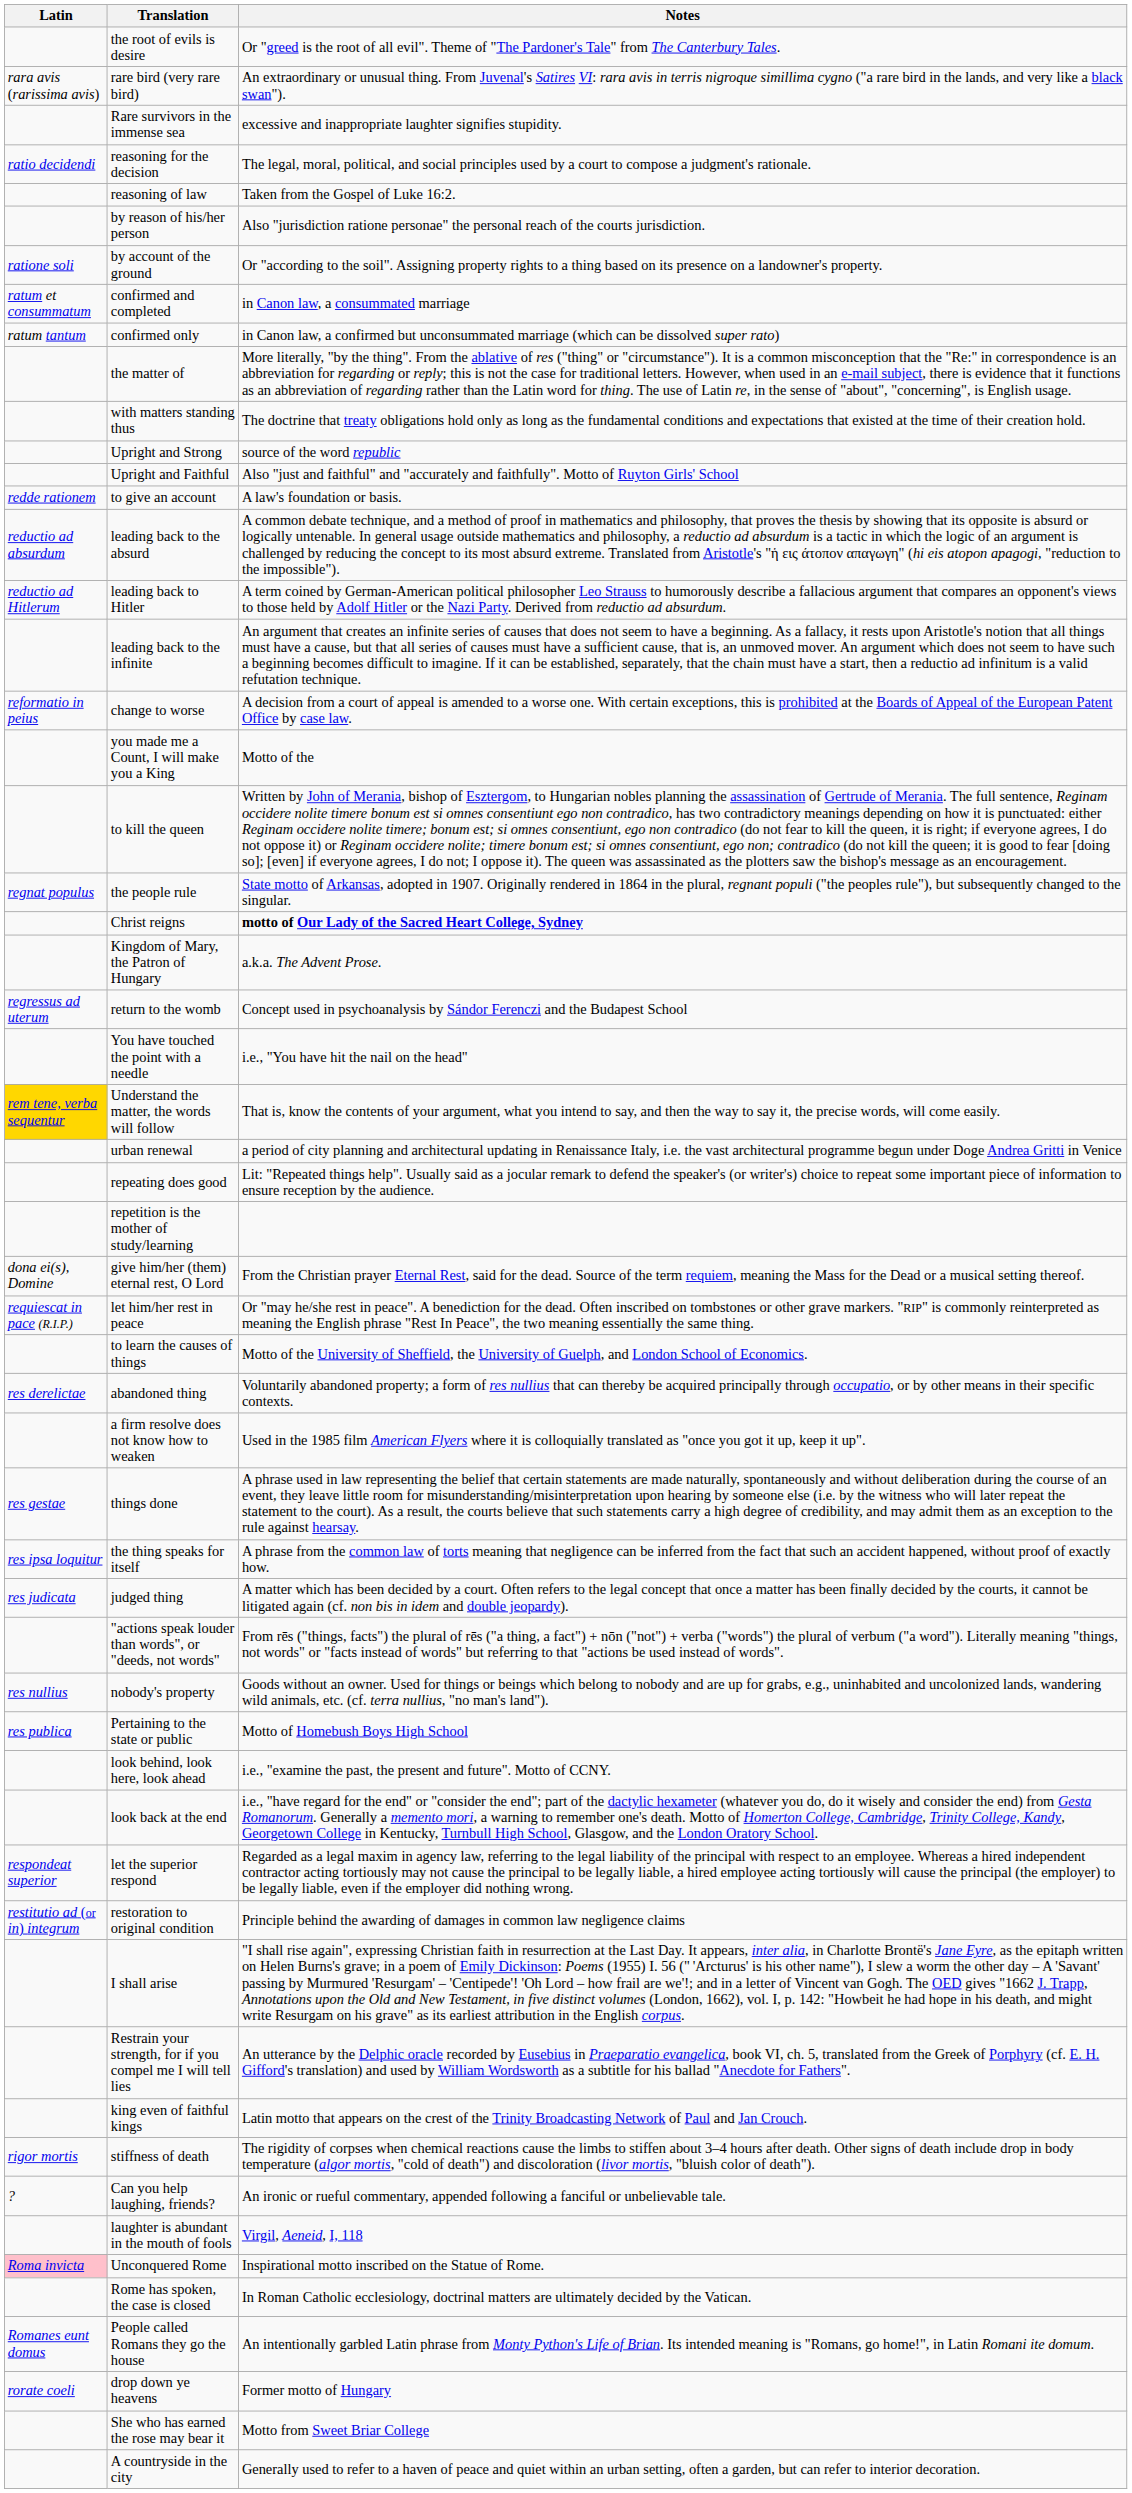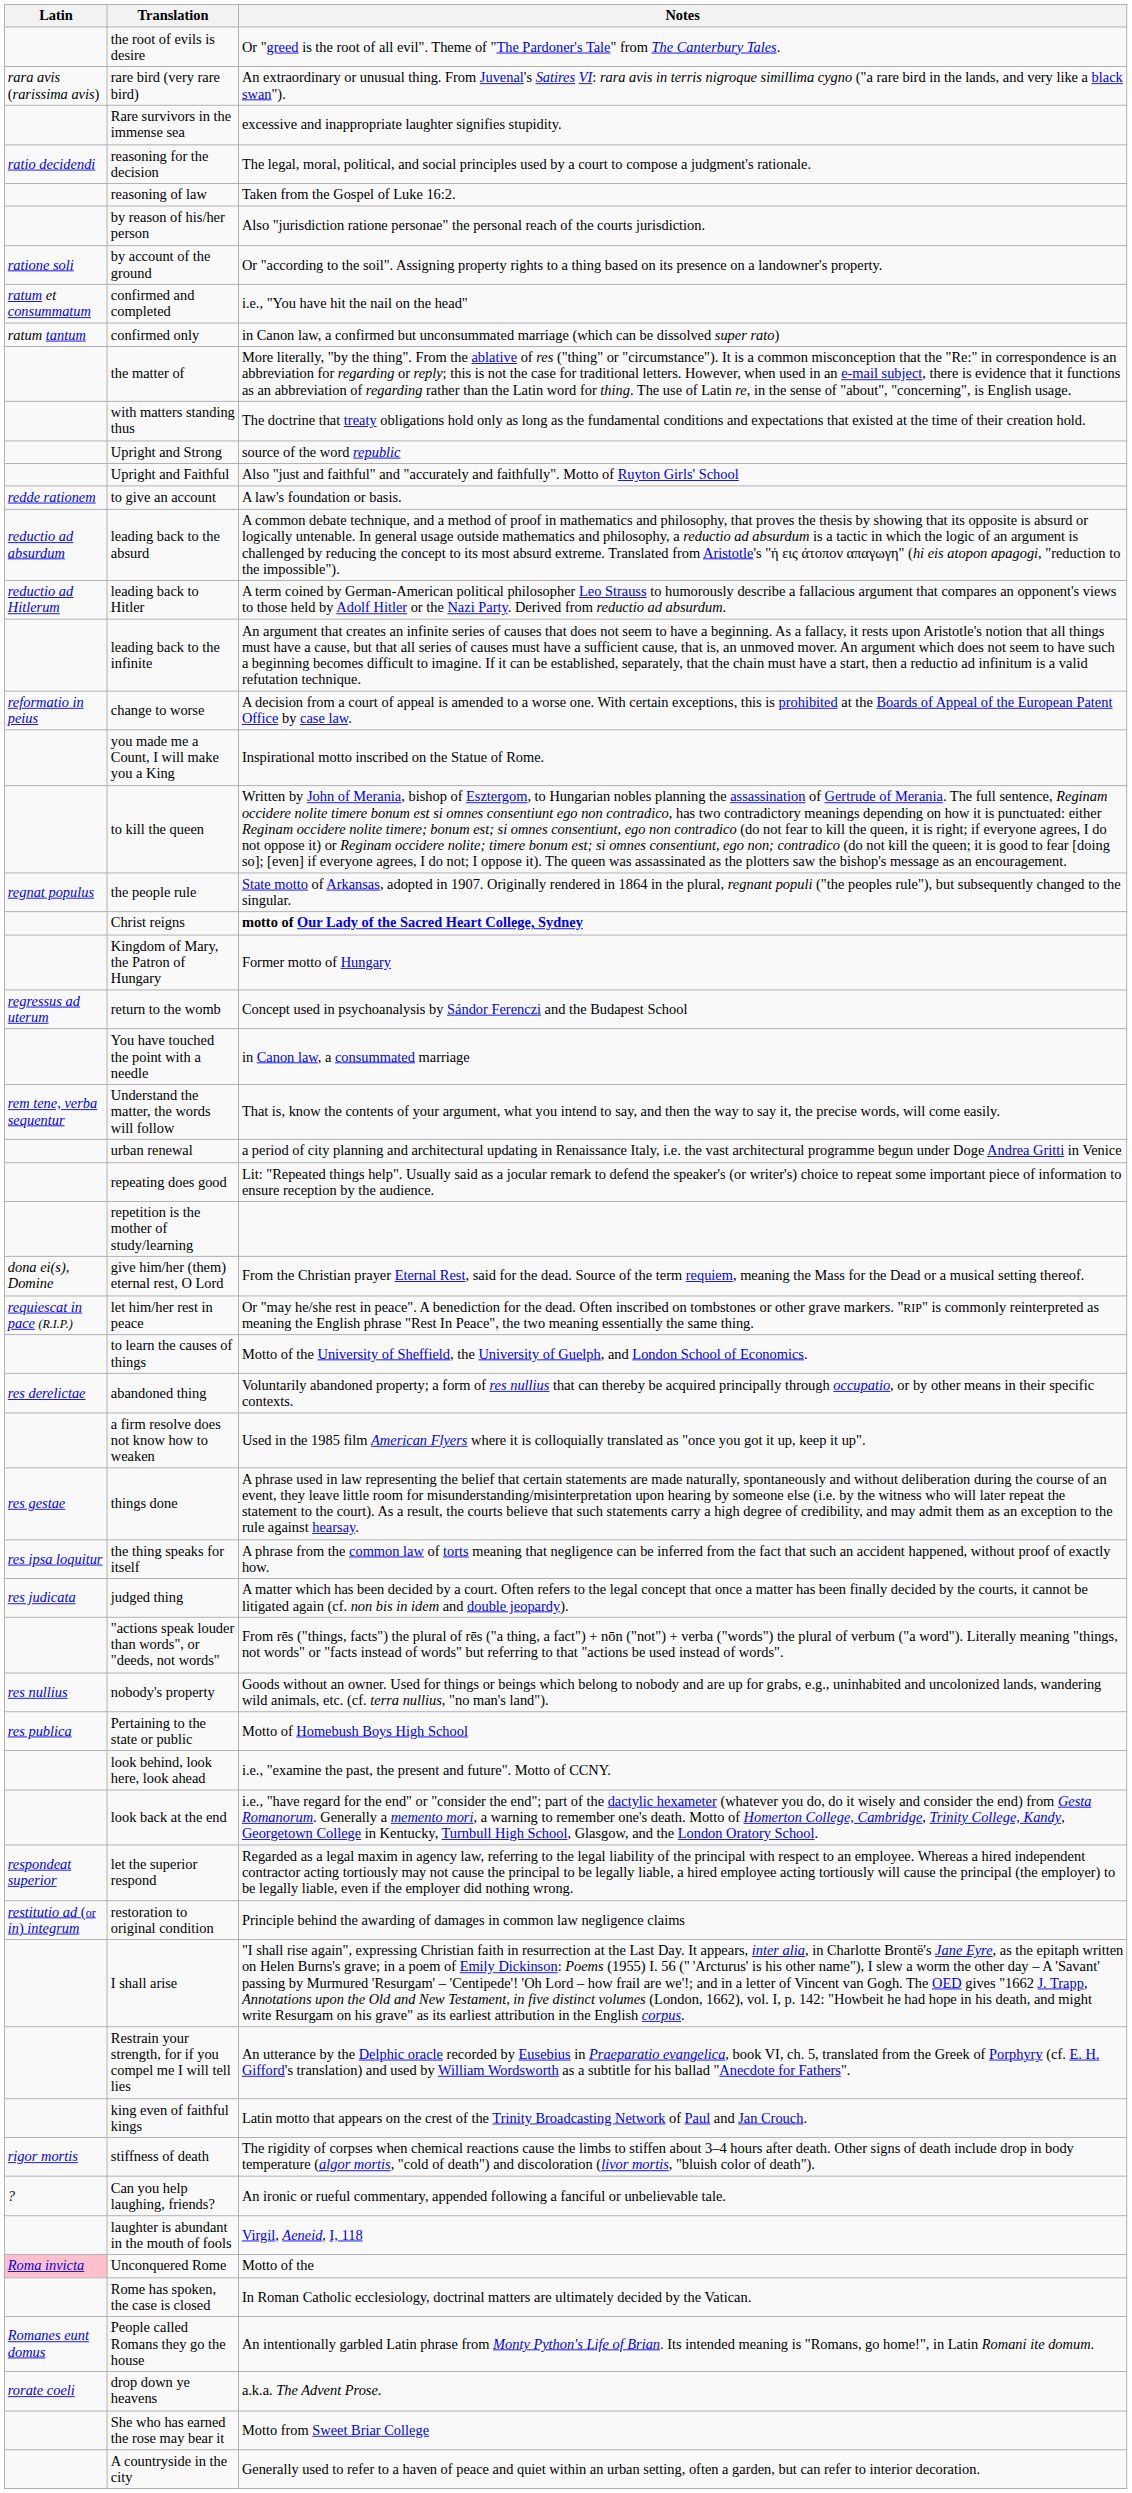(356, 303) in Canon law, a consummated marriage -> (355, 303) i.e., "You have hit the nail on the head"
(278, 757) Motto of the -> (393, 757) Inspirational motto inscribed on the Statue of Rome.
(312, 962) a.k.a. The Advent Prose. -> (316, 962) Former motto of Hungary
(355, 1056) i.e., "You have hit the nail on the head" -> (356, 1056) in Canon law, a consummated marriage
(52, 1111) gold background -> (52, 1111) no background
(393, 2266) Inspirational motto inscribed on the Statue of Rome. -> (278, 2266) Motto of the
(316, 2391) Former motto of Hungary -> (312, 2391) a.k.a. The Advent Prose.
